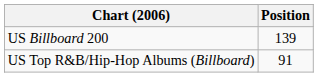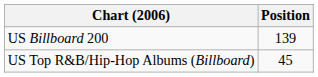(285, 60) 91 -> (285, 60) 45
